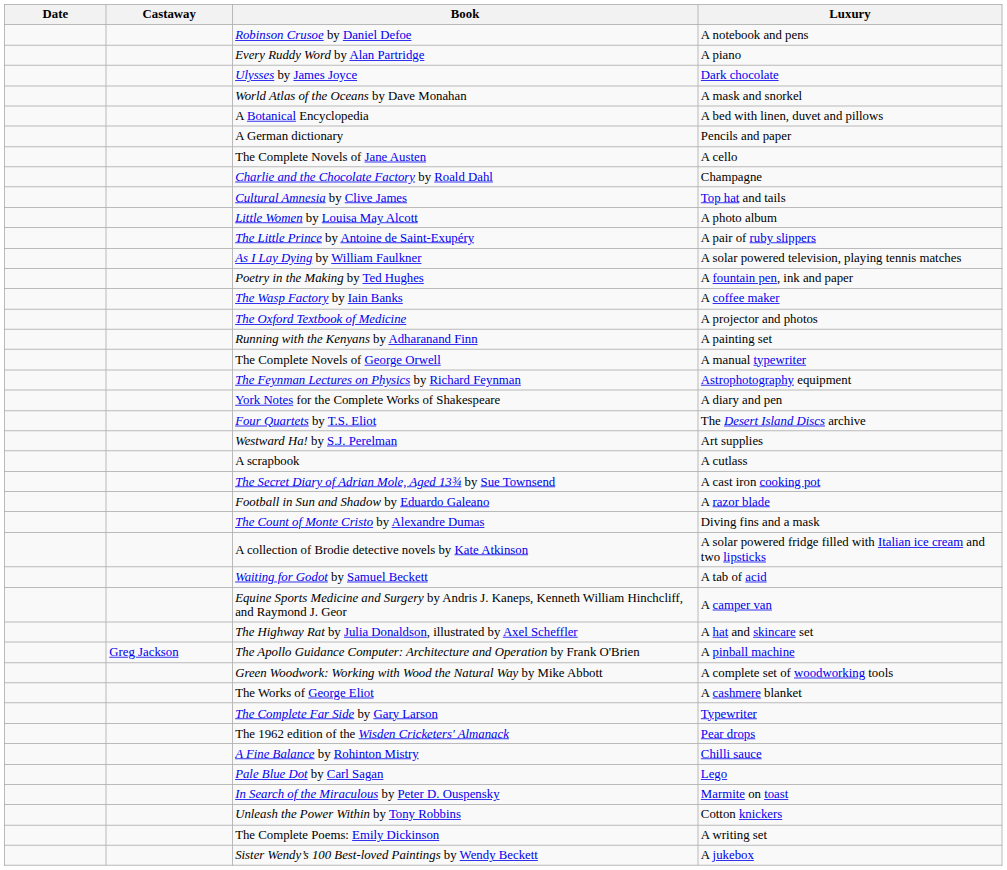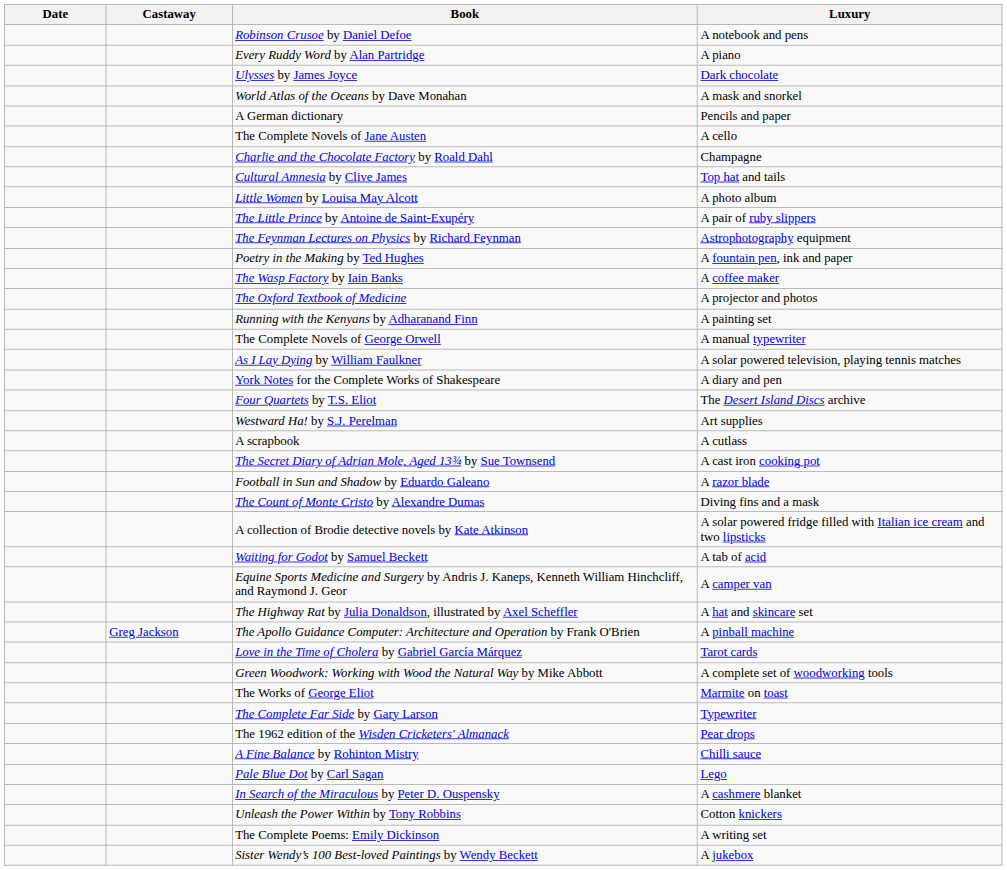- row: (302, 116)
rows swapped: (378, 380) <-> (328, 258)
+ row: (379, 652)
(751, 693) A cashmere blanket -> (744, 693) Marmite on toast
(745, 794) Marmite on toast -> (751, 794) A cashmere blanket
